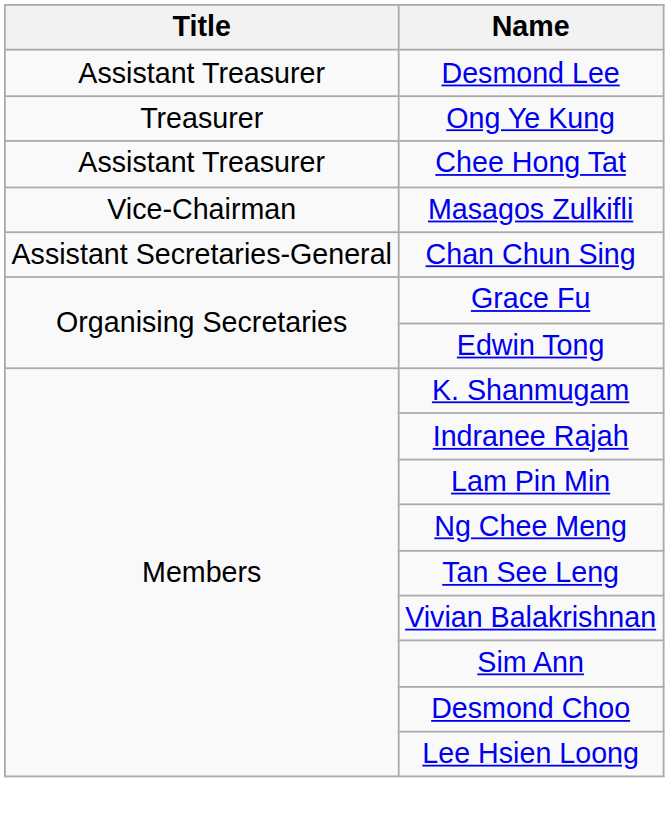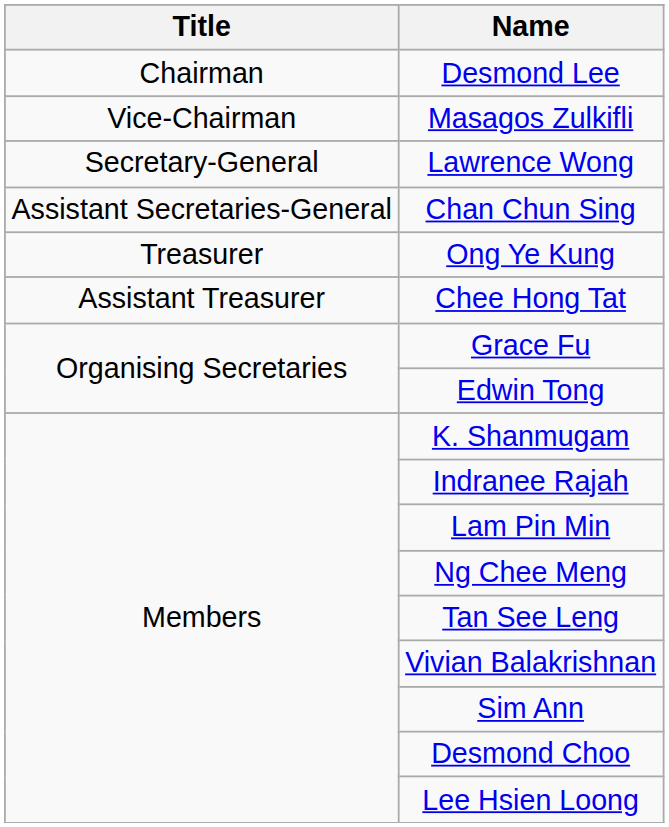(202, 72) Assistant Treasurer -> (202, 72) Chairman
rows swapped: (531, 208) <-> (531, 118)
+ row: (531, 163)
rows swapped: (531, 254) <-> (531, 163)
